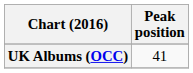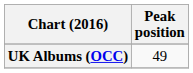(160, 56) 41 -> (160, 56) 49
